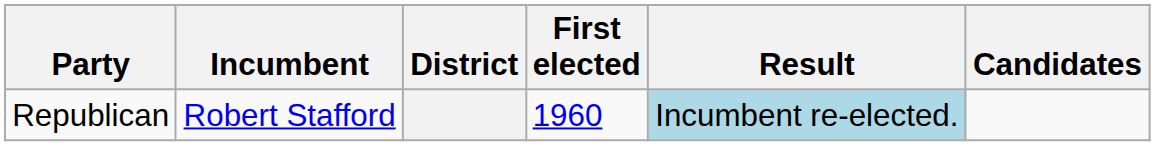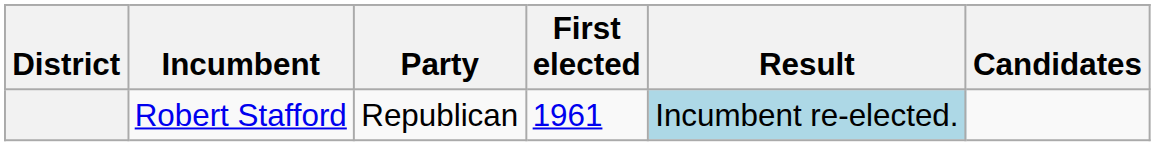columns swapped: (464, 64) <-> (91, 64)
(568, 114) 1960 -> (568, 114) 1961
